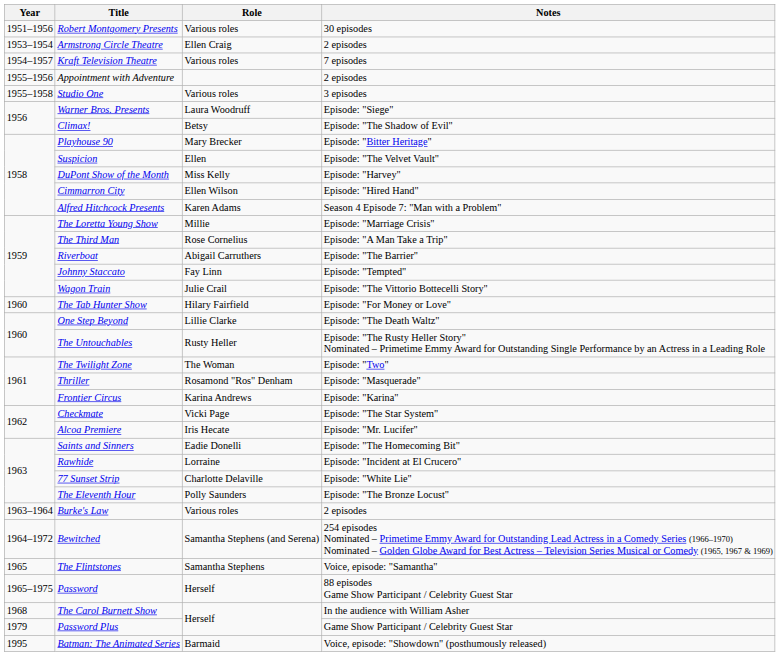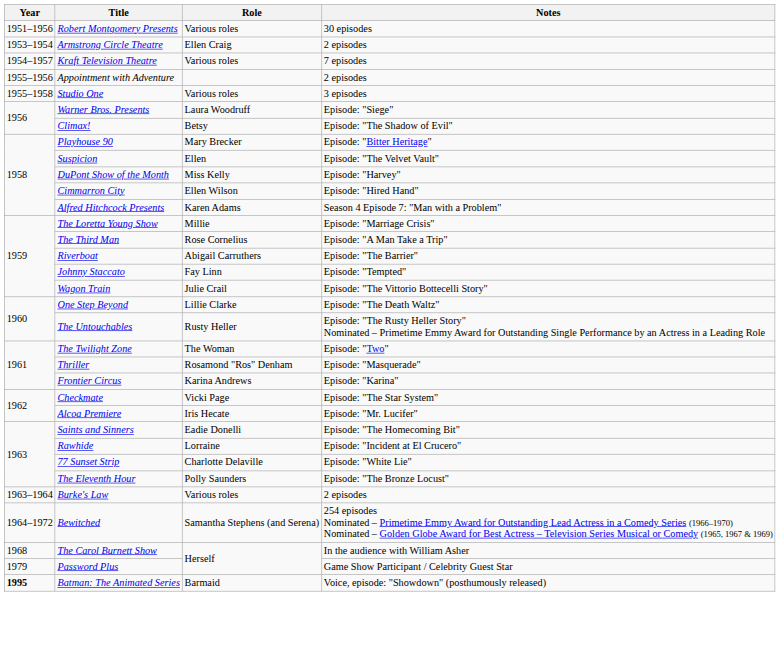- row: (102, 304)
- row: (89, 566)
- row: (77, 588)
(17, 643) normal -> (17, 583) bold
